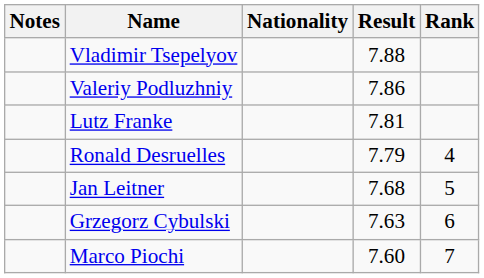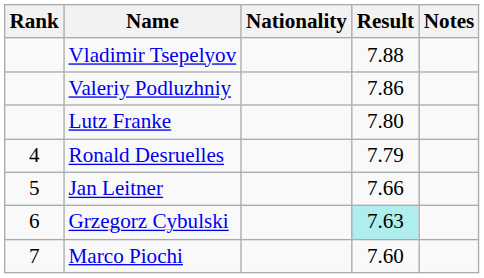columns swapped: (450, 21) <-> (35, 21)
(387, 121) 7.81 -> (385, 121) 7.80
(387, 188) 7.68 -> (385, 188) 7.66
(387, 222) no background -> (385, 222) paleturquoise background
